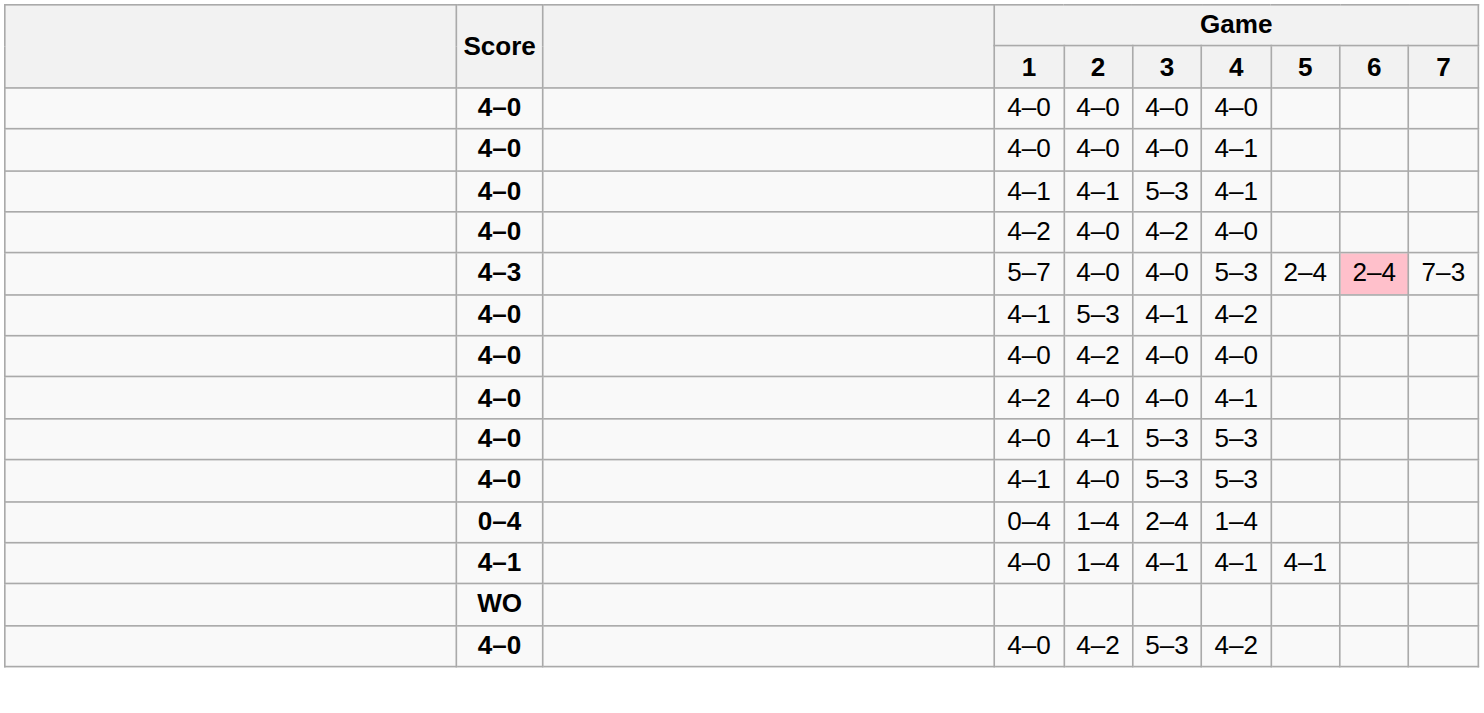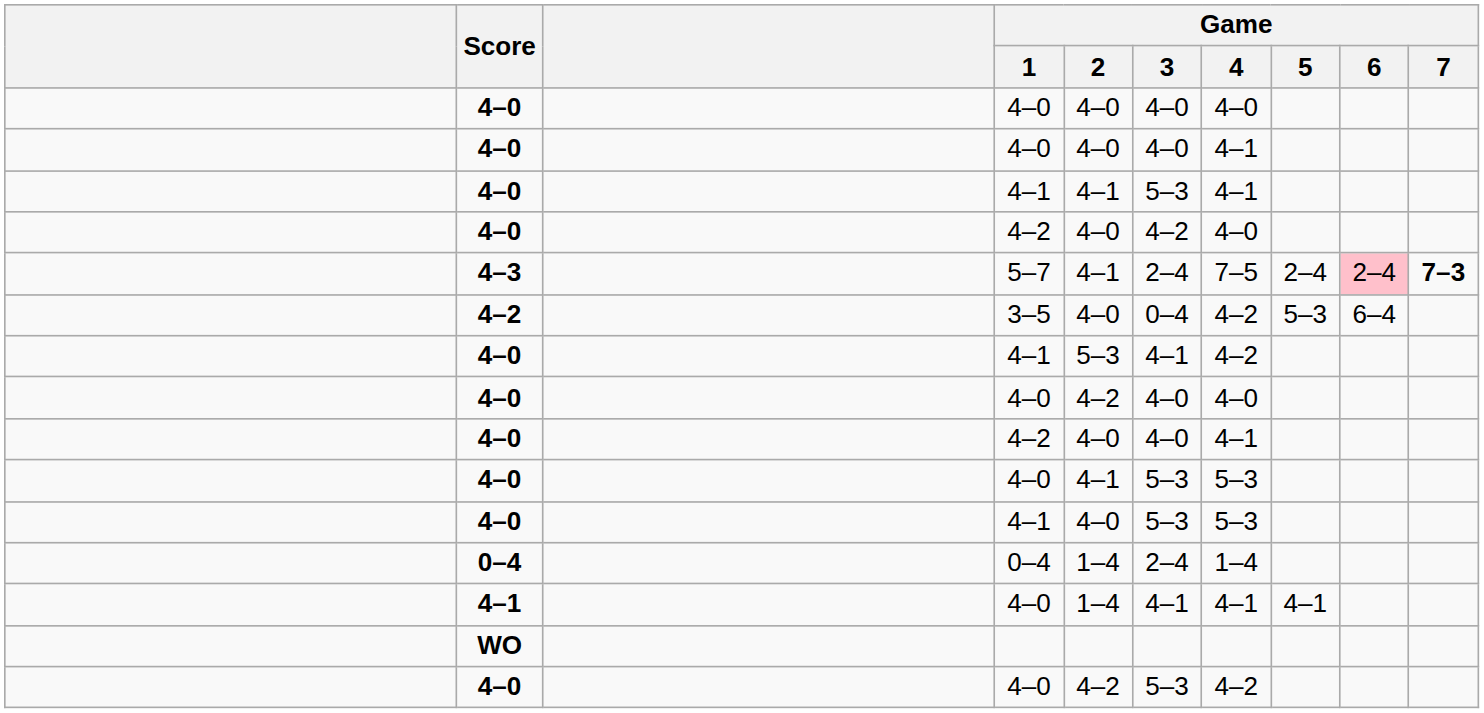(1098, 273) 4–0 -> (1098, 273) 4–1
(1167, 273) 4–0 -> (1167, 273) 2–4
(1236, 273) 5–3 -> (1236, 273) 7–5
(1443, 273) normal -> (1443, 273) bold
+ row: (500, 314)
